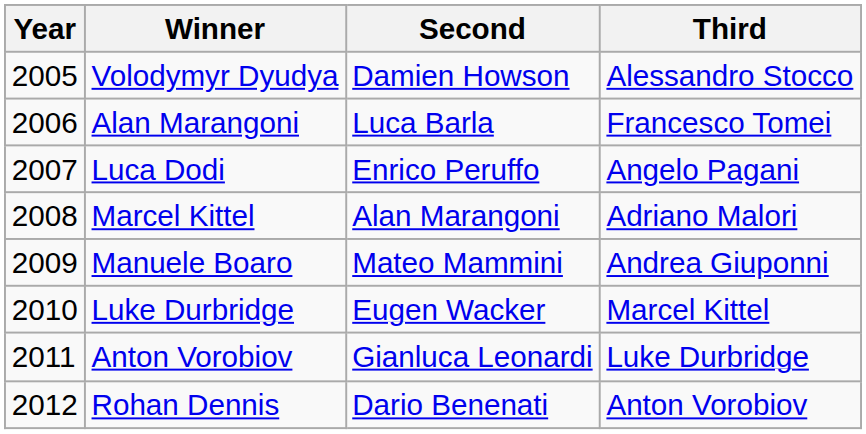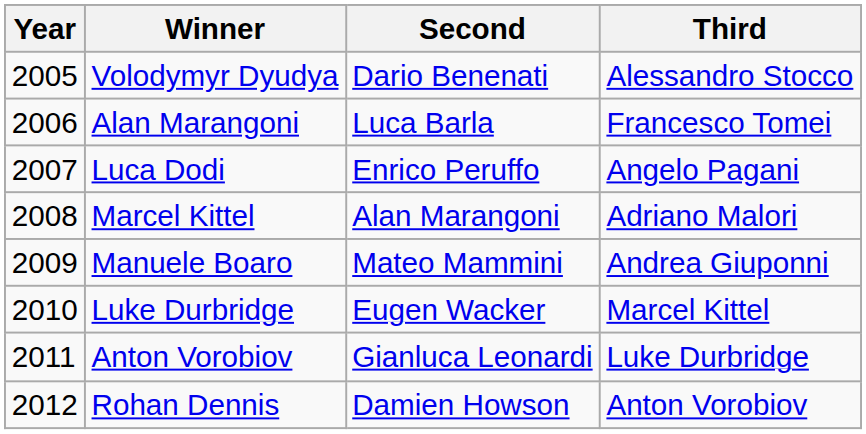(461, 76) Damien Howson -> (450, 76) Dario Benenati
(450, 404) Dario Benenati -> (461, 404) Damien Howson
